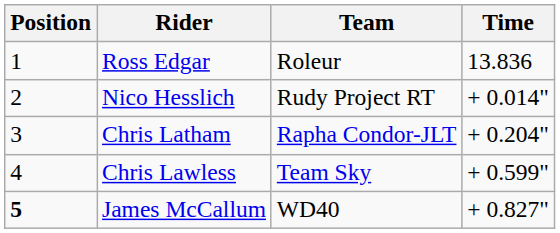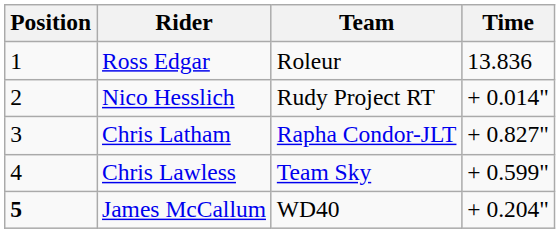(508, 135) + 0.204" -> (508, 135) + 0.827"
(508, 209) + 0.827" -> (508, 209) + 0.204"
